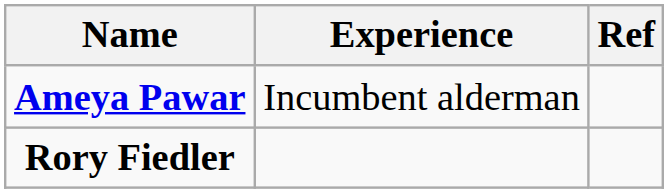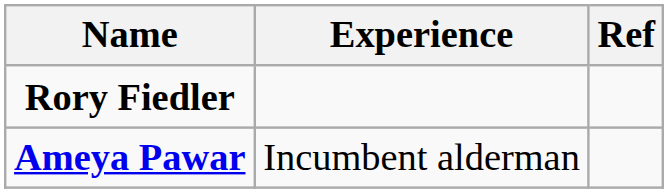rows swapped: (130, 156) <-> (130, 95)
